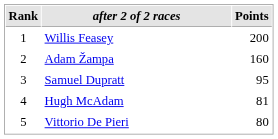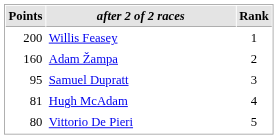columns swapped: (23, 16) <-> (252, 16)
